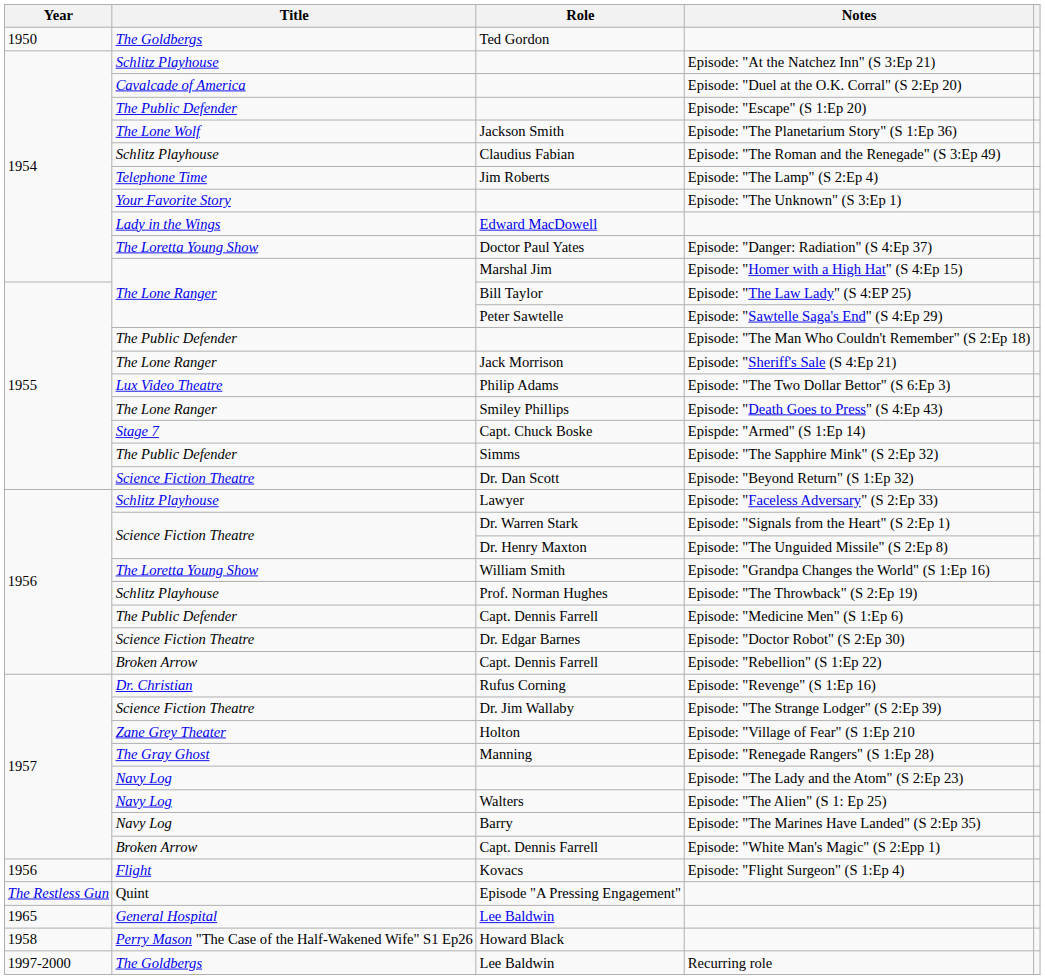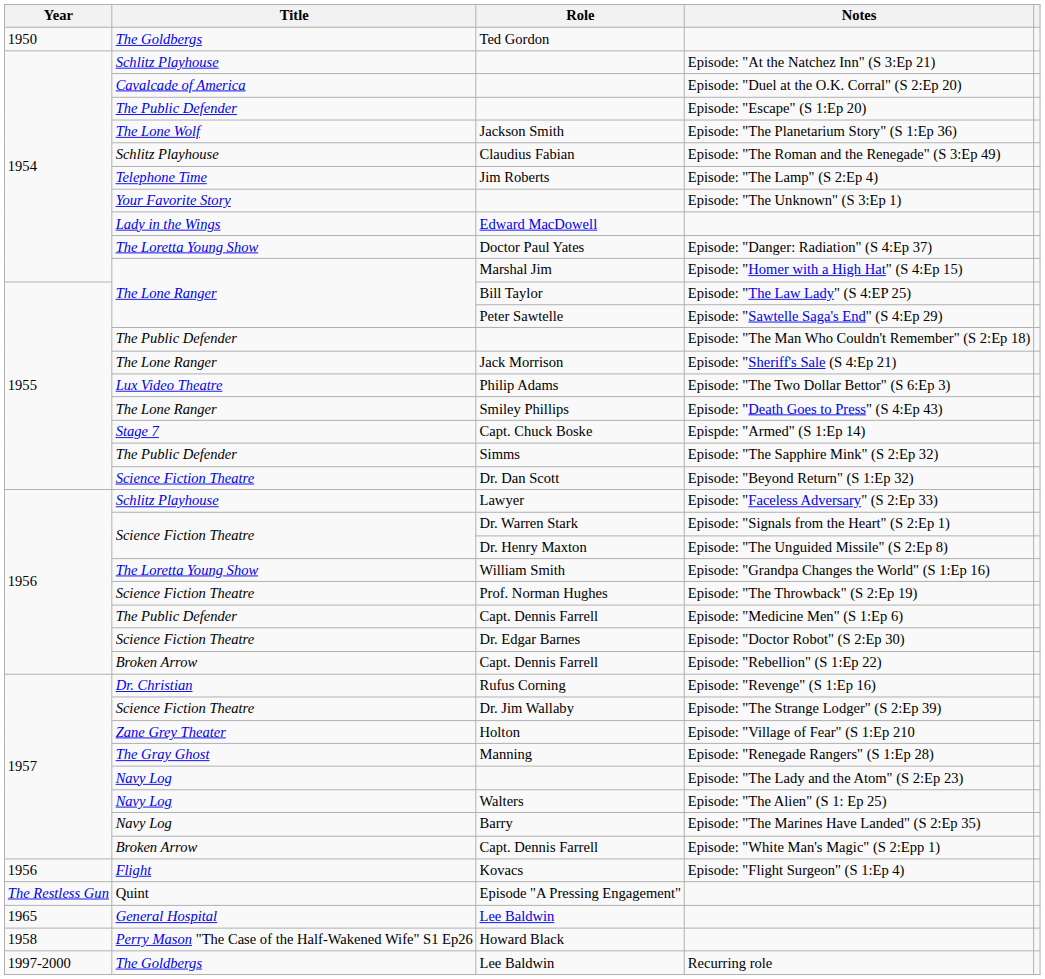(167, 593) Schlitz Playhouse -> (185, 593) Science Fiction Theatre
